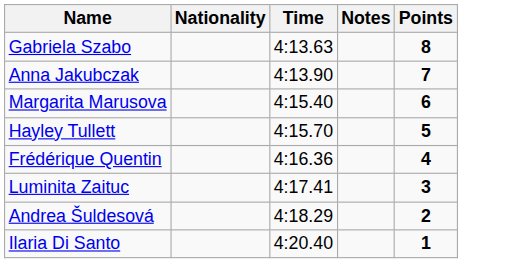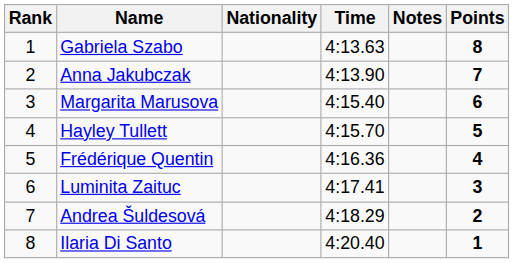+ column: (30, 18)
